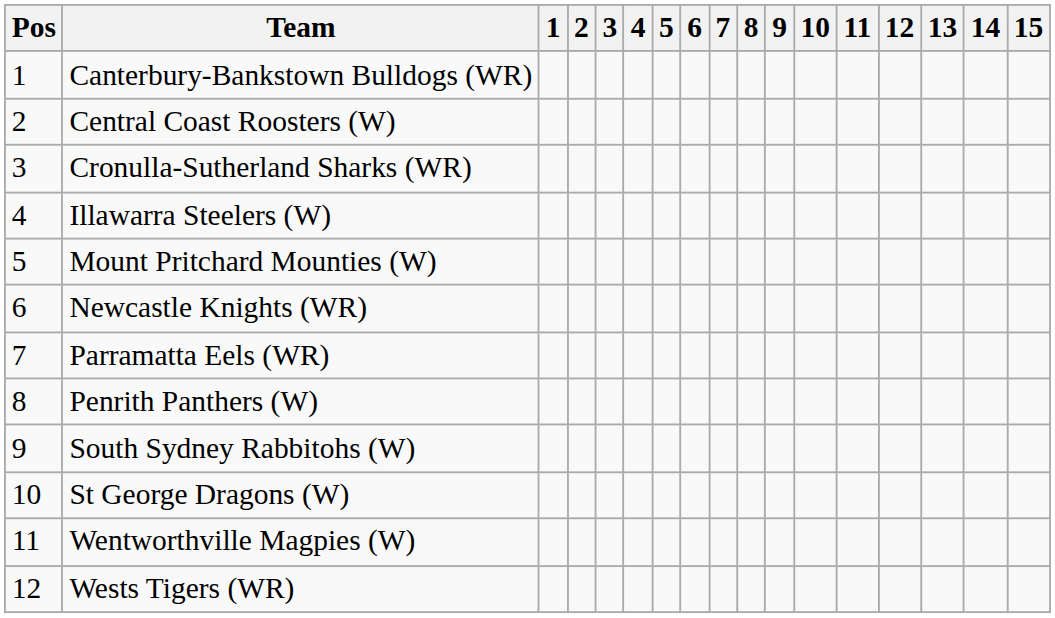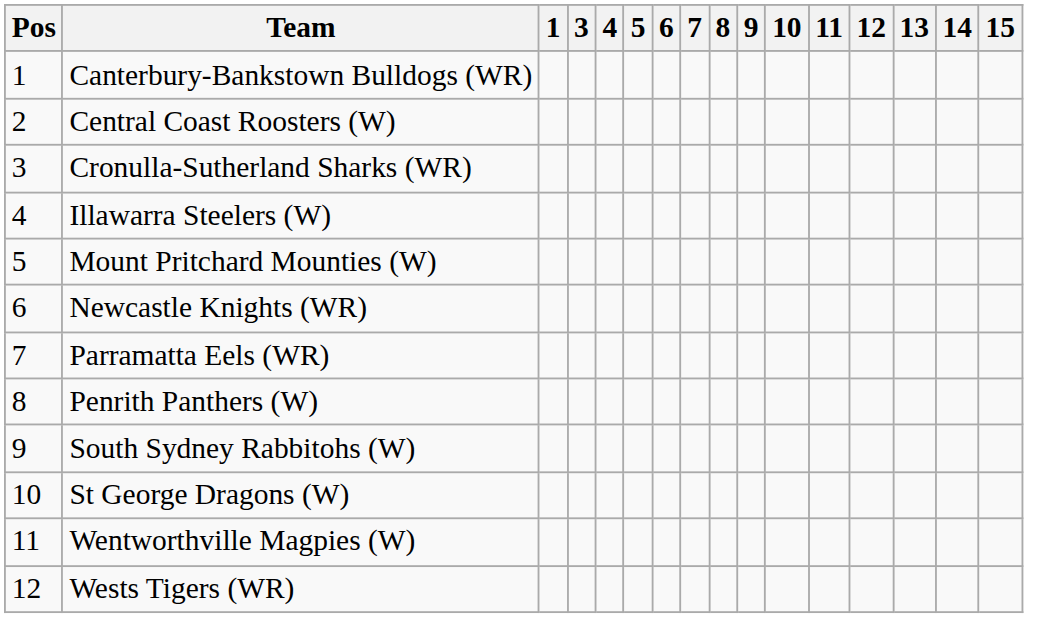- column: (581, 27)
